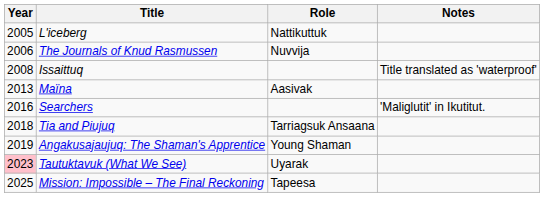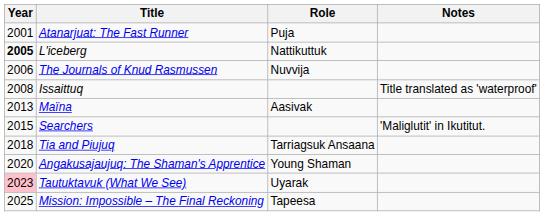+ row: (114, 32)
(20, 32) normal -> (20, 51) bold
(20, 107) 2016 -> (20, 126) 2015
(20, 145) 2019 -> (20, 164) 2020
